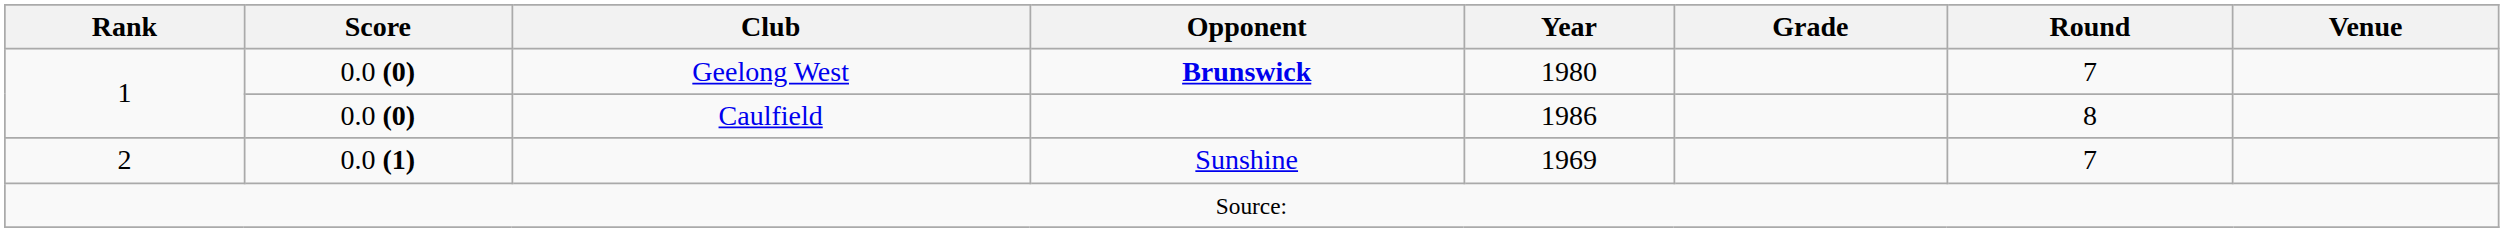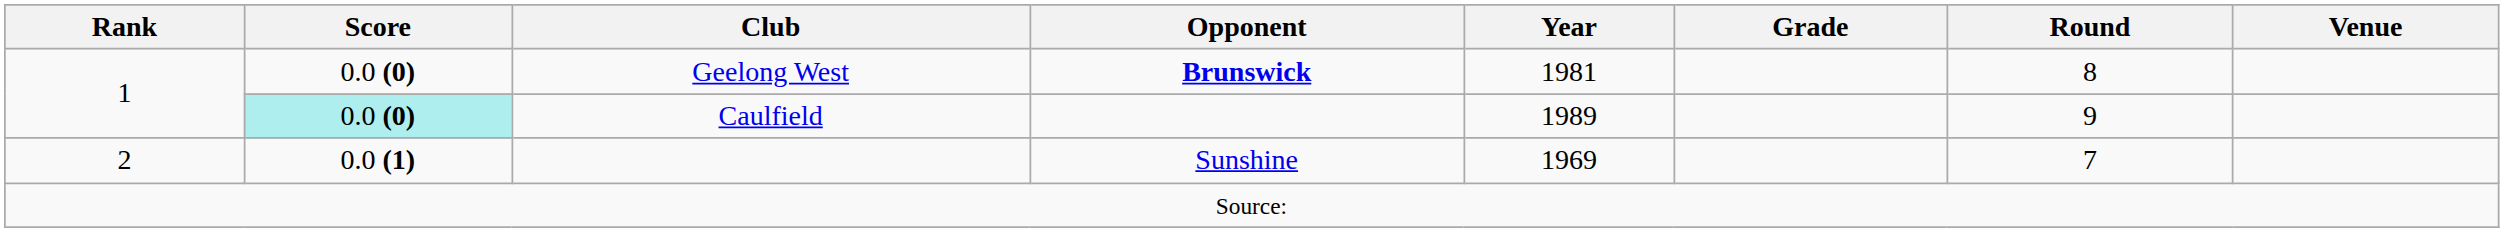(1569, 71) 1980 -> (1569, 71) 1981
(2090, 71) 7 -> (2090, 71) 8
(378, 115) no background -> (378, 115) paleturquoise background
(1569, 115) 1986 -> (1569, 115) 1989
(2090, 115) 8 -> (2090, 115) 9
